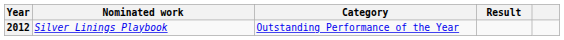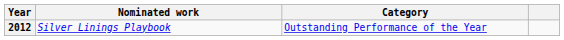- column: (504, 12)
